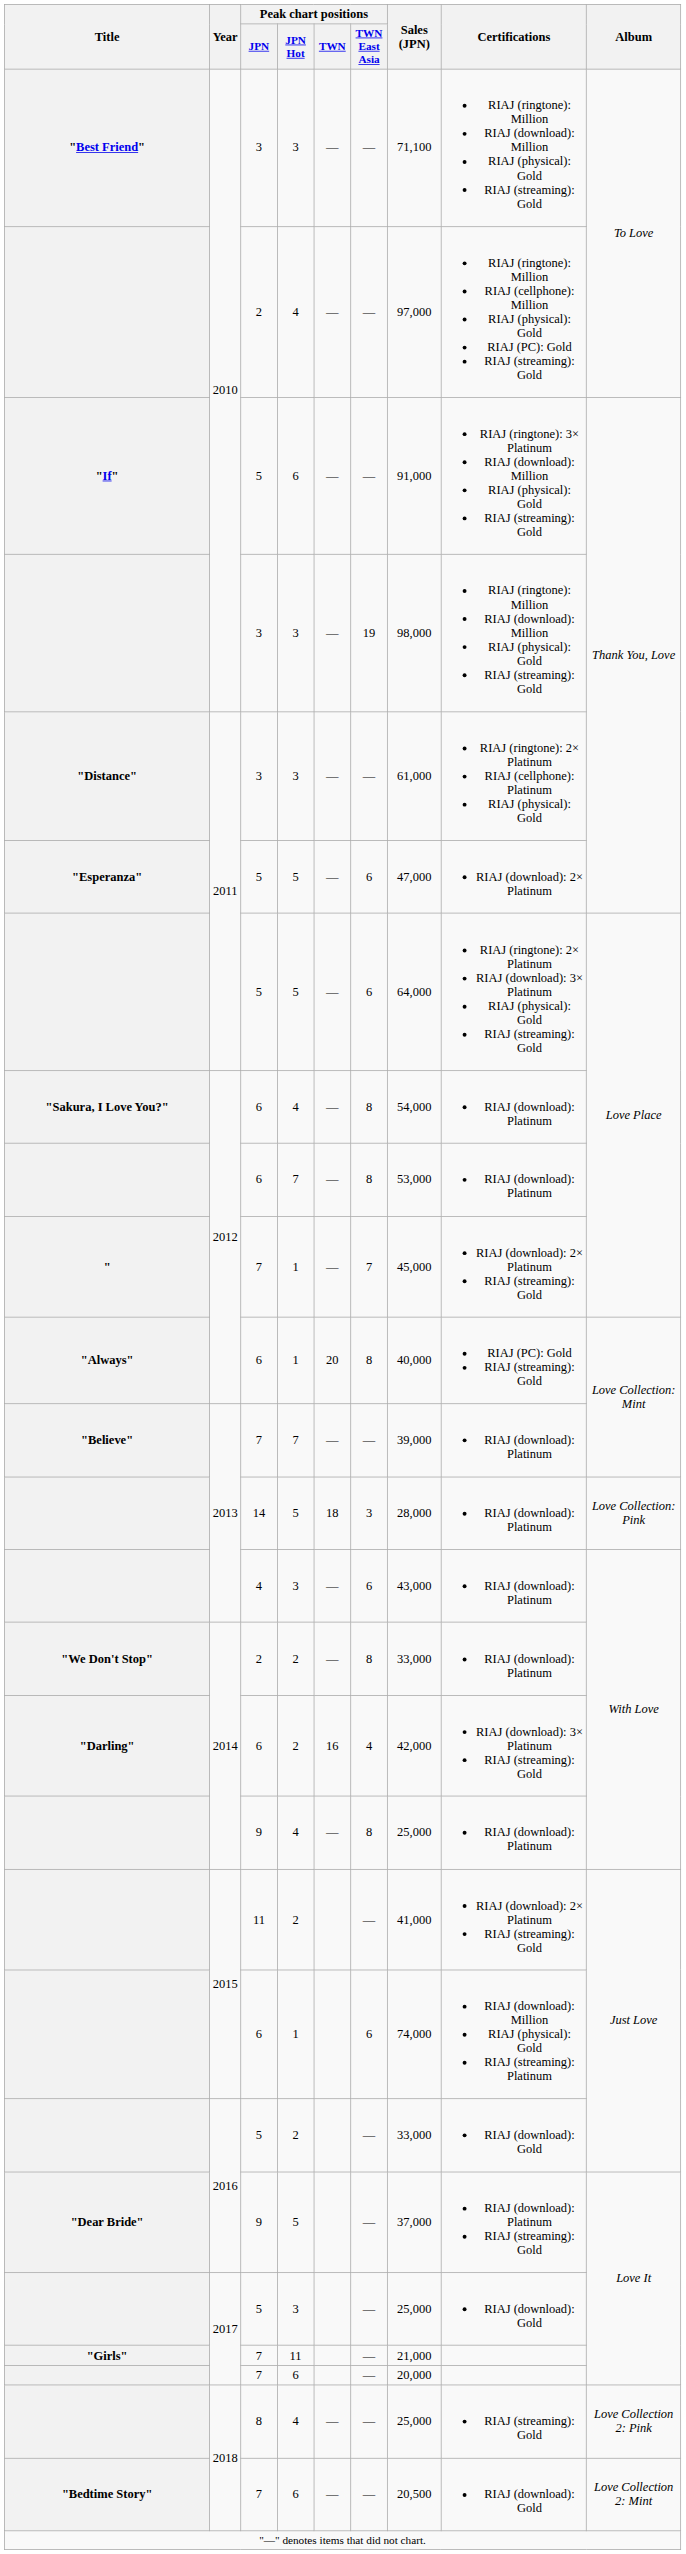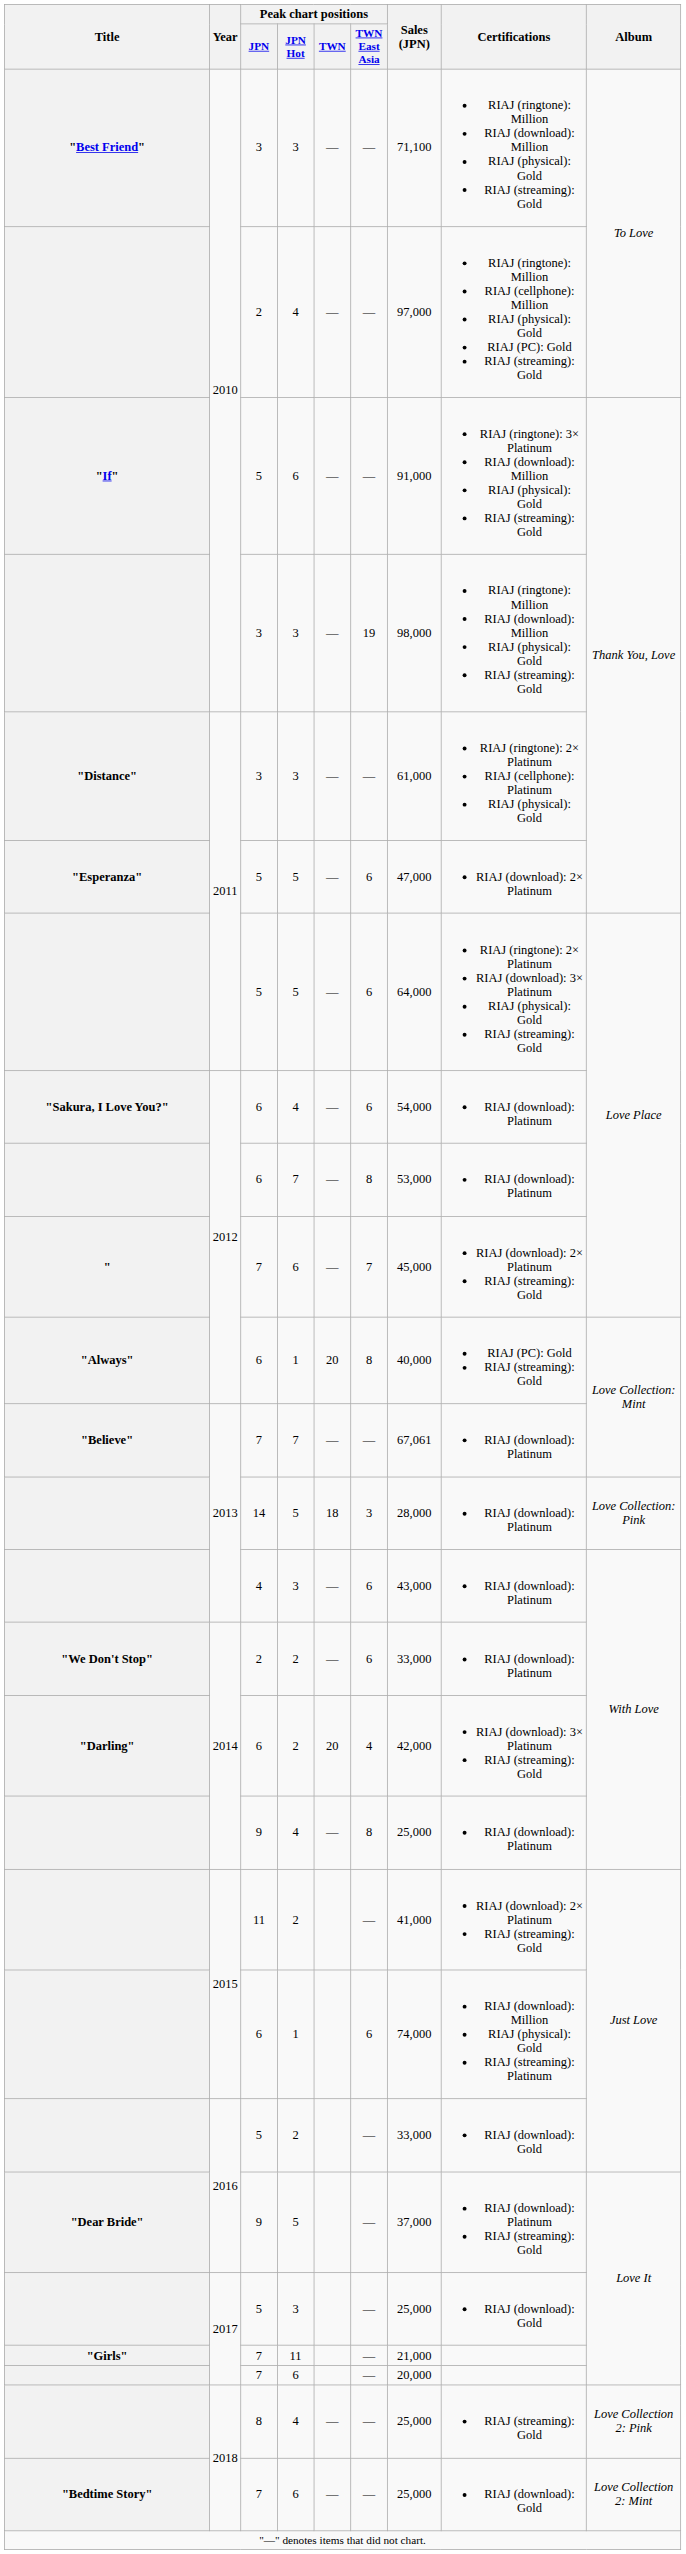(369, 1106) 8 -> (369, 1106) 6
(296, 1266) 1 -> (296, 1266) 6
(414, 1440) 39,000 -> (414, 1440) 67,061
(369, 1658) 8 -> (369, 1658) 6
(332, 1745) 16 -> (332, 1745) 20
(414, 2494) 20,500 -> (414, 2494) 25,000
